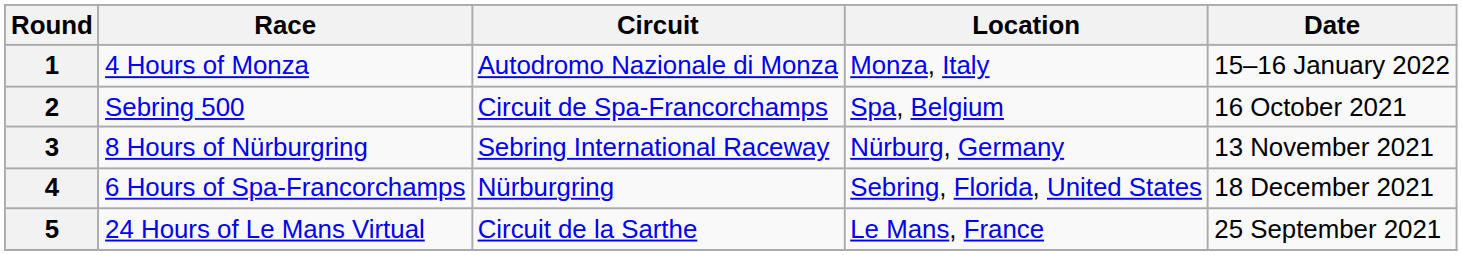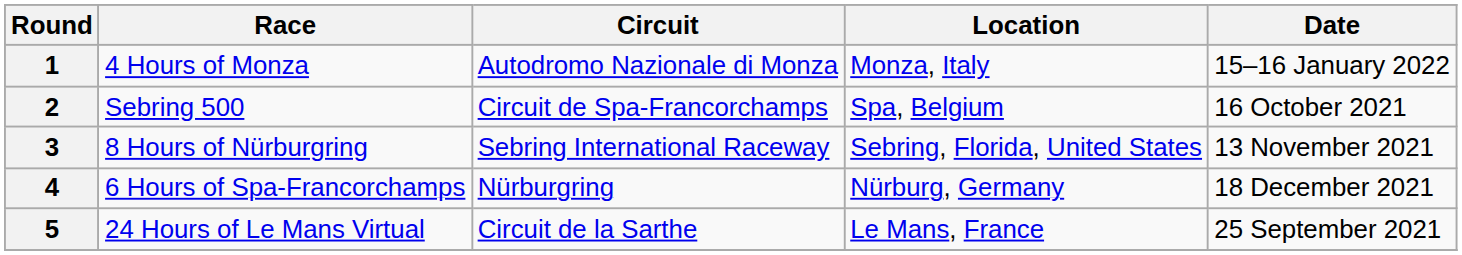(957, 147) Nürburg, Germany -> (1026, 147) Sebring, Florida, United States
(1026, 188) Sebring, Florida, United States -> (957, 188) Nürburg, Germany
